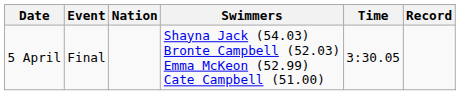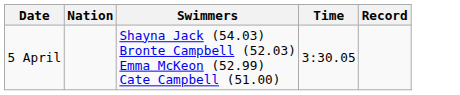- column: (86, 15)
